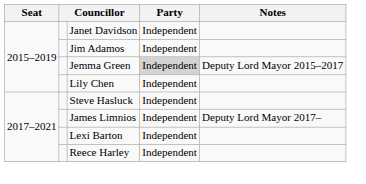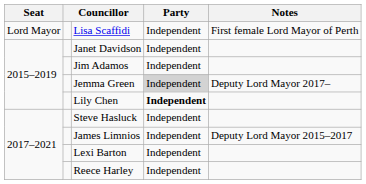+ row: (102, 30)
(273, 65) Deputy Lord Mayor 2015–2017 -> (271, 83) Deputy Lord Mayor 2017–
(170, 83) normal -> (176, 100) bold
(262, 118) Deputy Lord Mayor 2017– -> (282, 135) Deputy Lord Mayor 2015–2017
